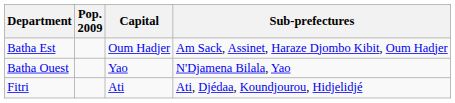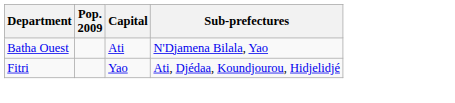- row: (31, 48)
(118, 68) Yao -> (116, 48) Ati
(116, 87) Ati -> (118, 68) Yao
